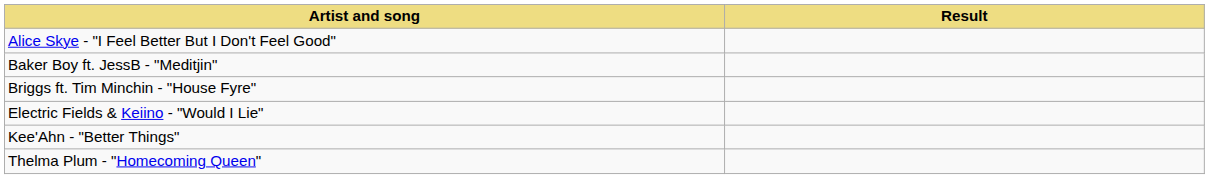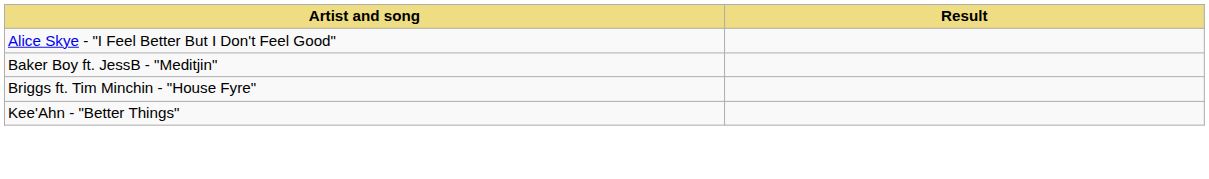- row: (136, 112)
- row: (135, 161)
